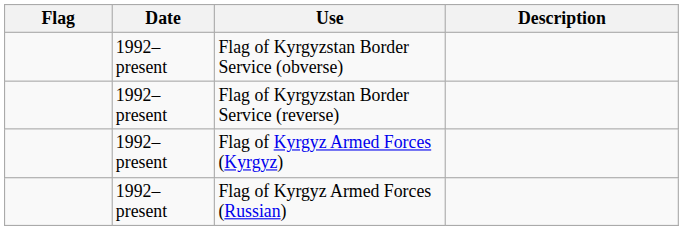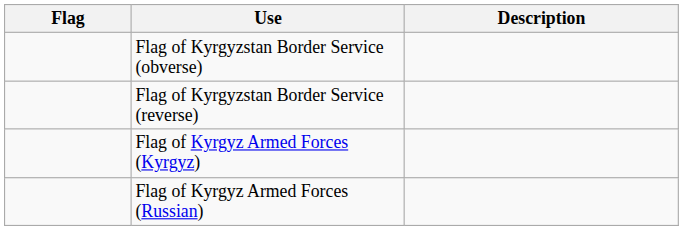- column: (163, 18)
